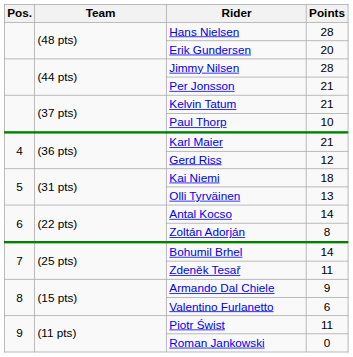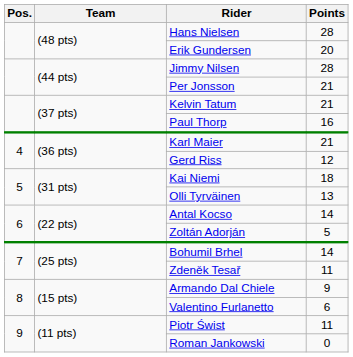(327, 122) 10 -> (327, 122) 16
(327, 232) 8 -> (327, 232) 5
